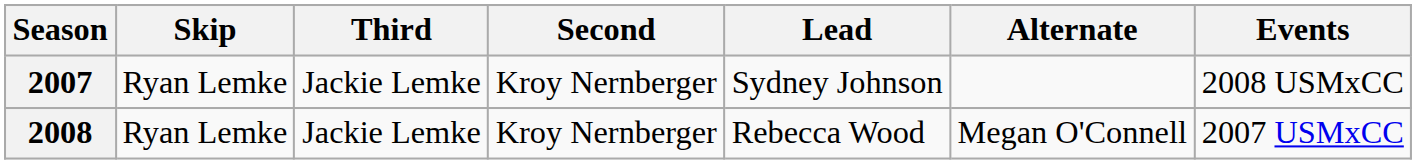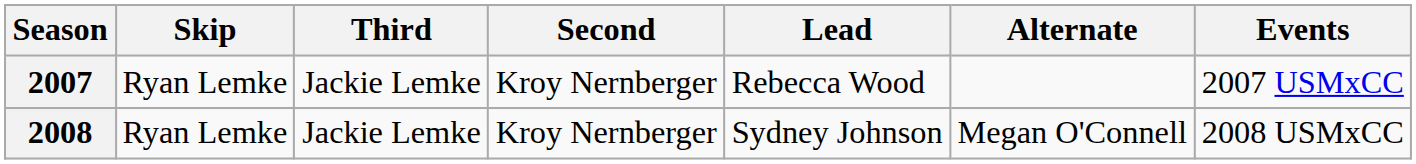(837, 81) Sydney Johnson -> (828, 81) Rebecca Wood
(1303, 81) 2008 USMxCC -> (1303, 81) 2007 USMxCC
(828, 132) Rebecca Wood -> (837, 132) Sydney Johnson
(1303, 132) 2007 USMxCC -> (1303, 132) 2008 USMxCC
